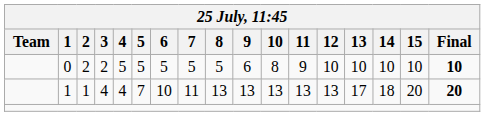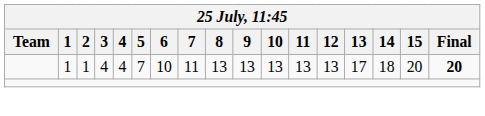- row: (67, 66)
